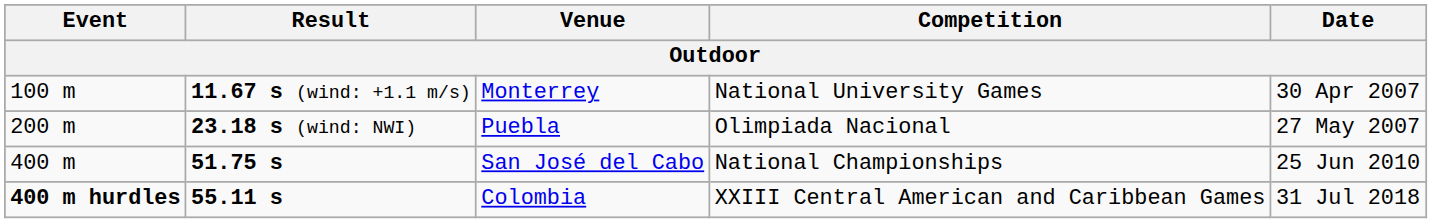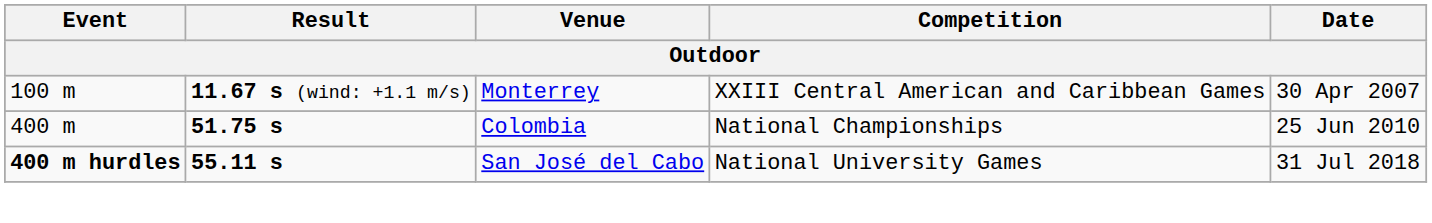(879, 93) National University Games -> (990, 93) XXIII Central American and Caribbean Games
- row: (304, 129)
(593, 164) San José del Cabo -> (534, 129) Colombia
(534, 199) Colombia -> (593, 164) San José del Cabo
(990, 199) XXIII Central American and Caribbean Games -> (879, 164) National University Games
